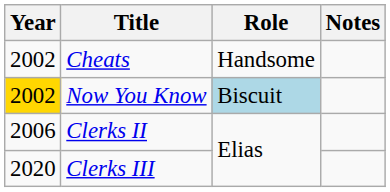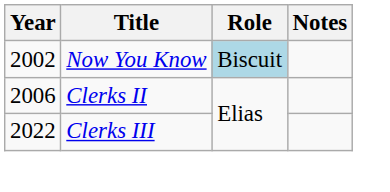- row: (98, 58)
(33, 95) gold background -> (33, 58) no background
(33, 167) 2020 -> (33, 131) 2022
